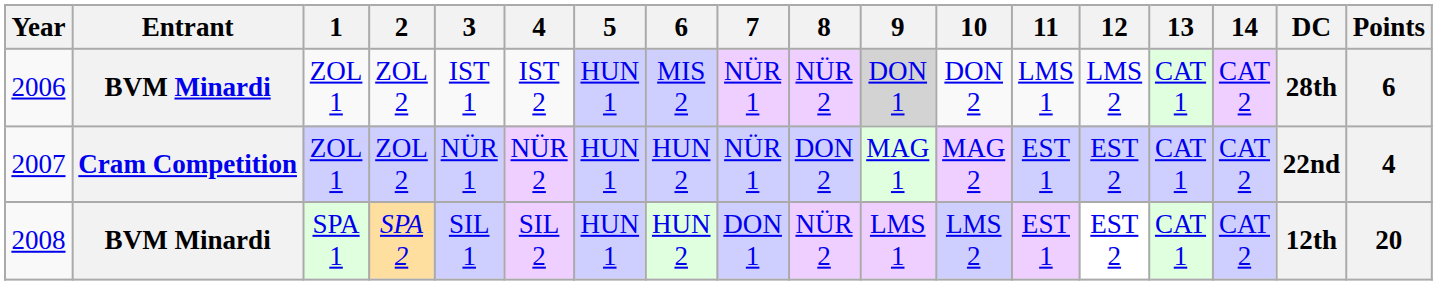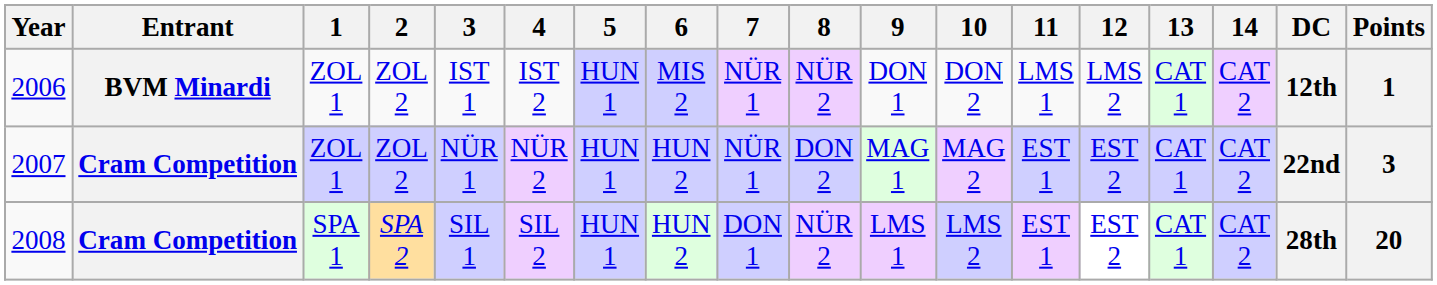(898, 86) lightgrey background -> (898, 86) no background
(1311, 86) 28th -> (1311, 86) 12th
(1389, 86) 6 -> (1389, 86) 1
(1389, 163) 4 -> (1389, 163) 3
(188, 239) BVM Minardi -> (188, 239) Cram Competition
(1311, 239) 12th -> (1311, 239) 28th
